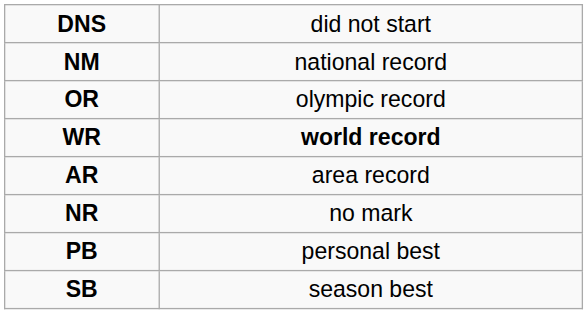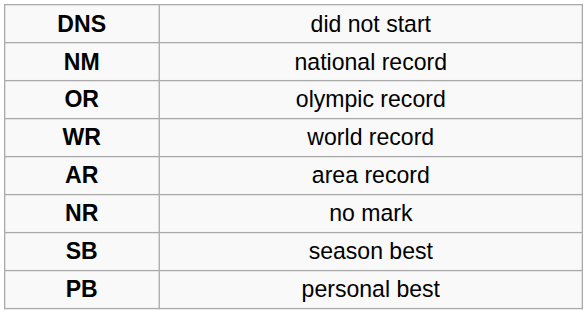(371, 137) bold -> (371, 137) normal
rows swapped: (82, 251) <-> (82, 289)
